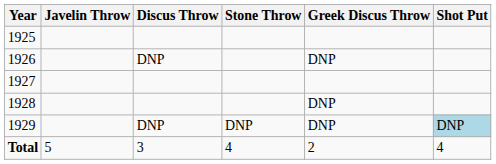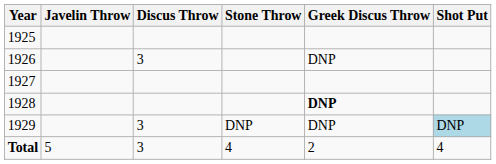(151, 59) DNP -> (140, 59) 3
(322, 103) normal -> (322, 103) bold
(151, 125) DNP -> (140, 125) 3
